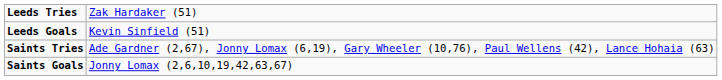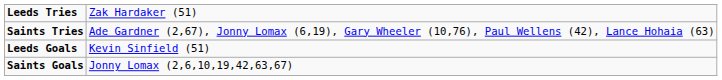rows swapped: (45, 49) <-> (42, 31)
